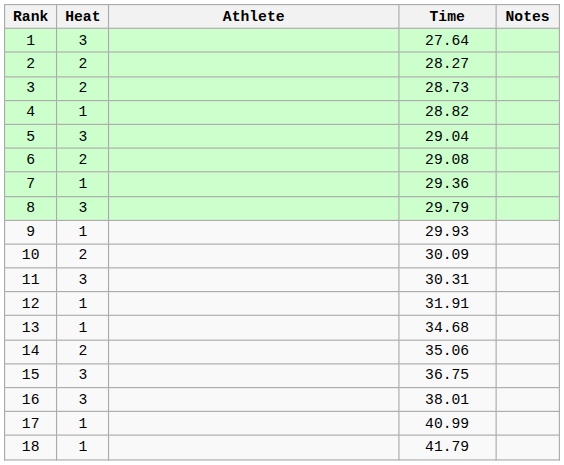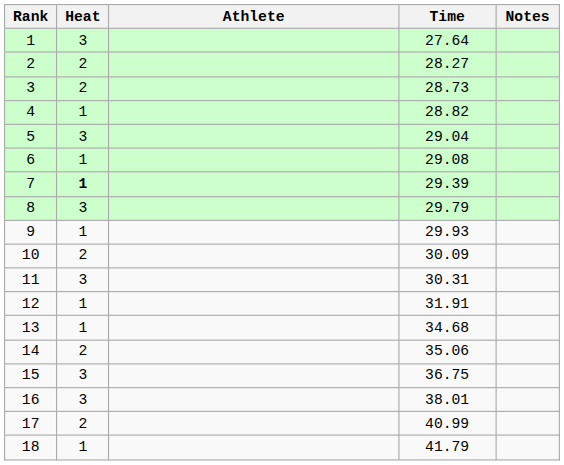(83, 160) 2 -> (83, 160) 1
(83, 184) normal -> (83, 184) bold
(447, 184) 29.36 -> (447, 184) 29.39
(83, 424) 1 -> (83, 424) 2
